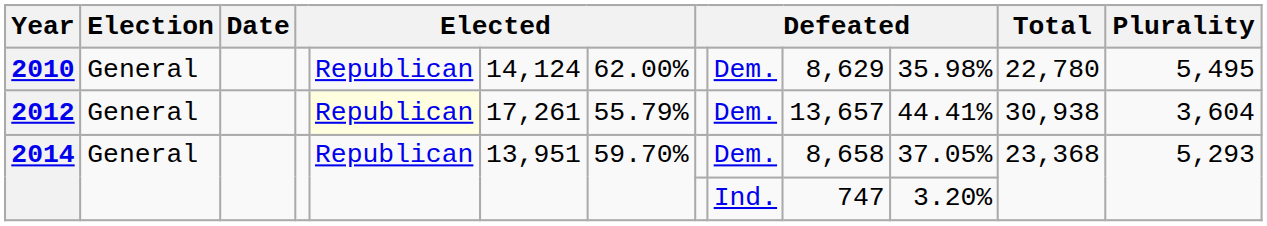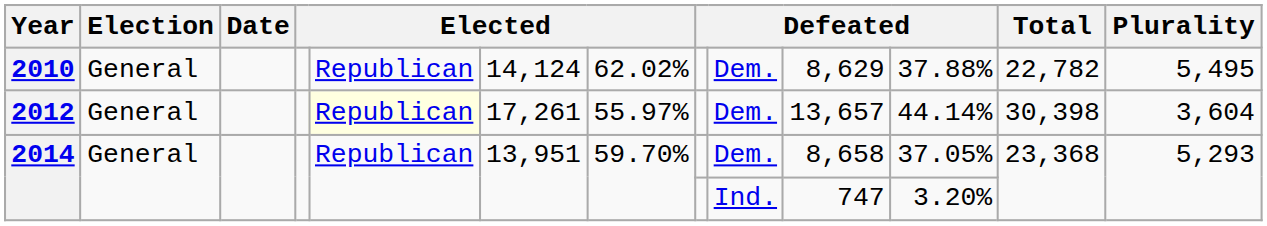(641, 70) 62.00% -> (641, 70) 62.02%
(945, 70) 35.98% -> (945, 70) 37.88%
(1052, 70) 22,780 -> (1052, 70) 22,782
(641, 113) 55.79% -> (641, 113) 55.97%
(945, 113) 44.41% -> (945, 113) 44.14%
(1052, 113) 30,938 -> (1052, 113) 30,398
